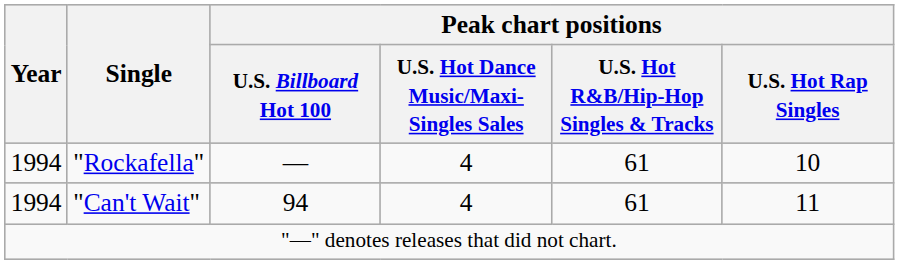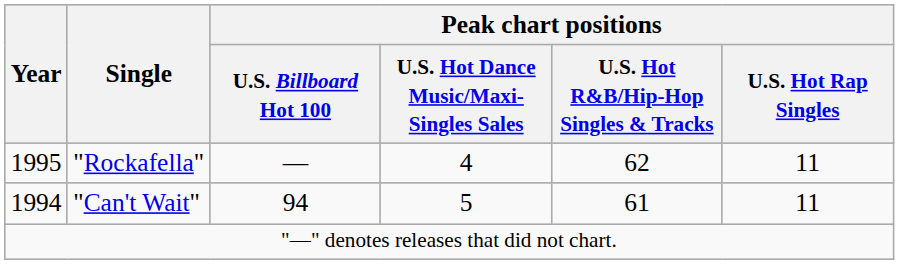(36, 162) 1994 -> (36, 162) 1995
(637, 162) 61 -> (637, 162) 62
(808, 162) 10 -> (808, 162) 11
(466, 202) 4 -> (466, 202) 5
